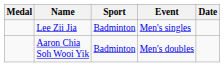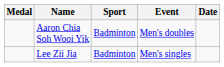rows swapped: (63, 49) <-> (57, 27)
